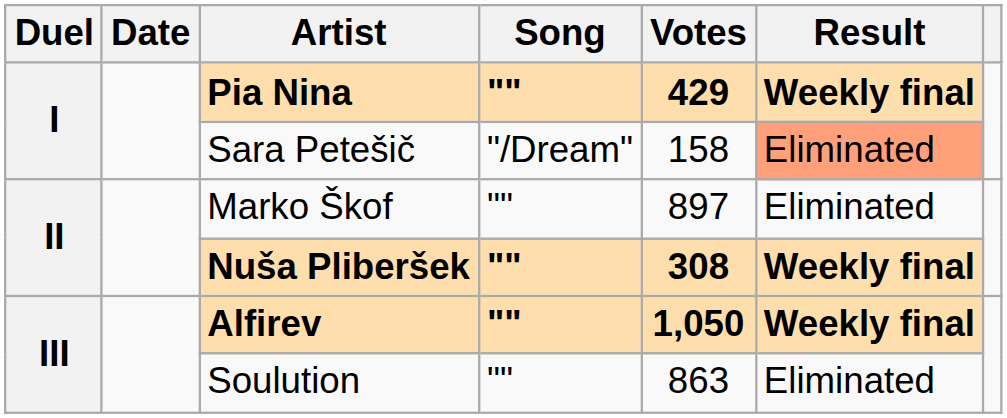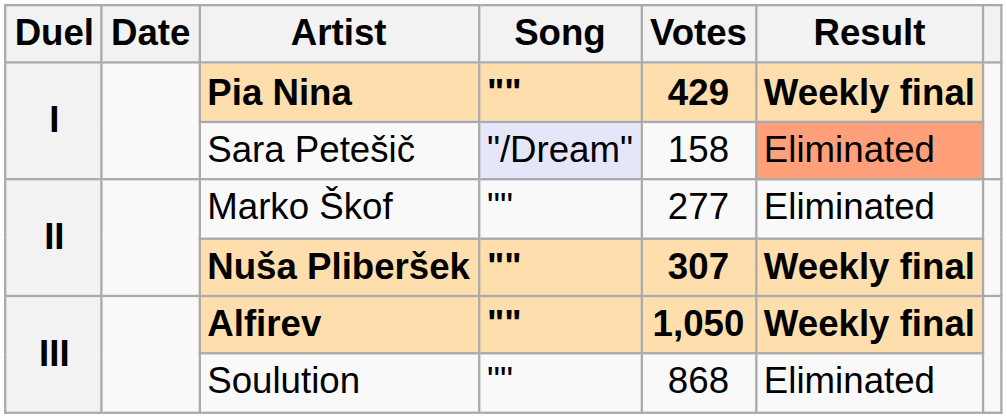(560, 149) no background -> (560, 149) lavender background
(698, 207) 897 -> (698, 207) 277
(698, 265) 308 -> (698, 265) 307
(698, 382) 863 -> (698, 382) 868
